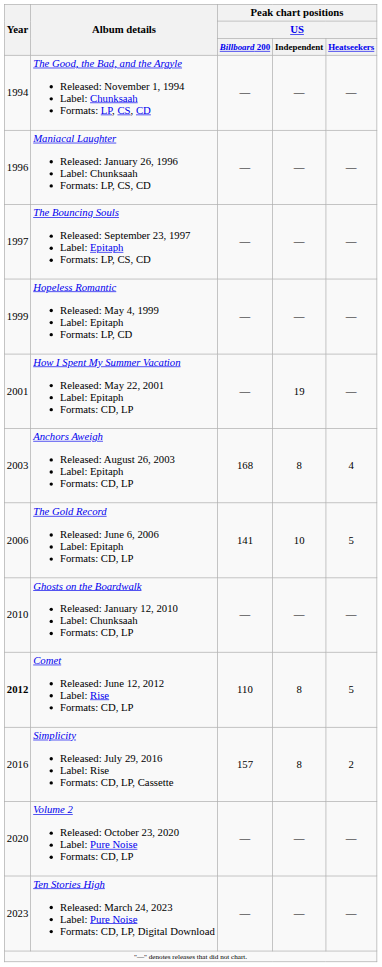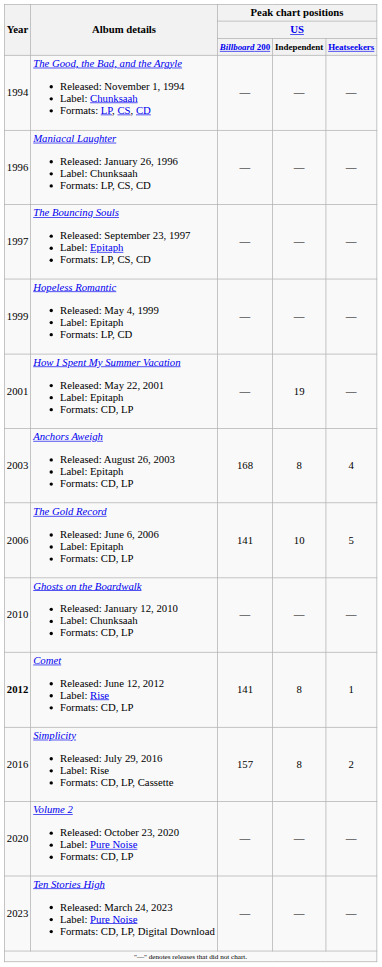(245, 689) 110 -> (245, 689) 141
(351, 689) 5 -> (351, 689) 1
